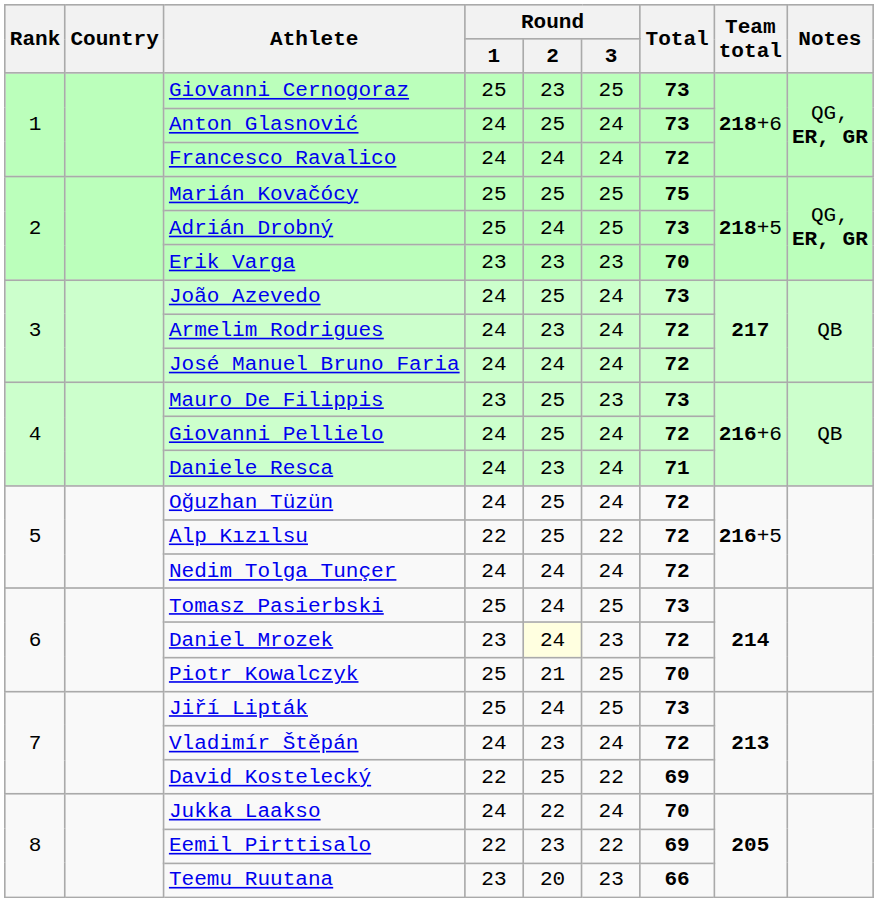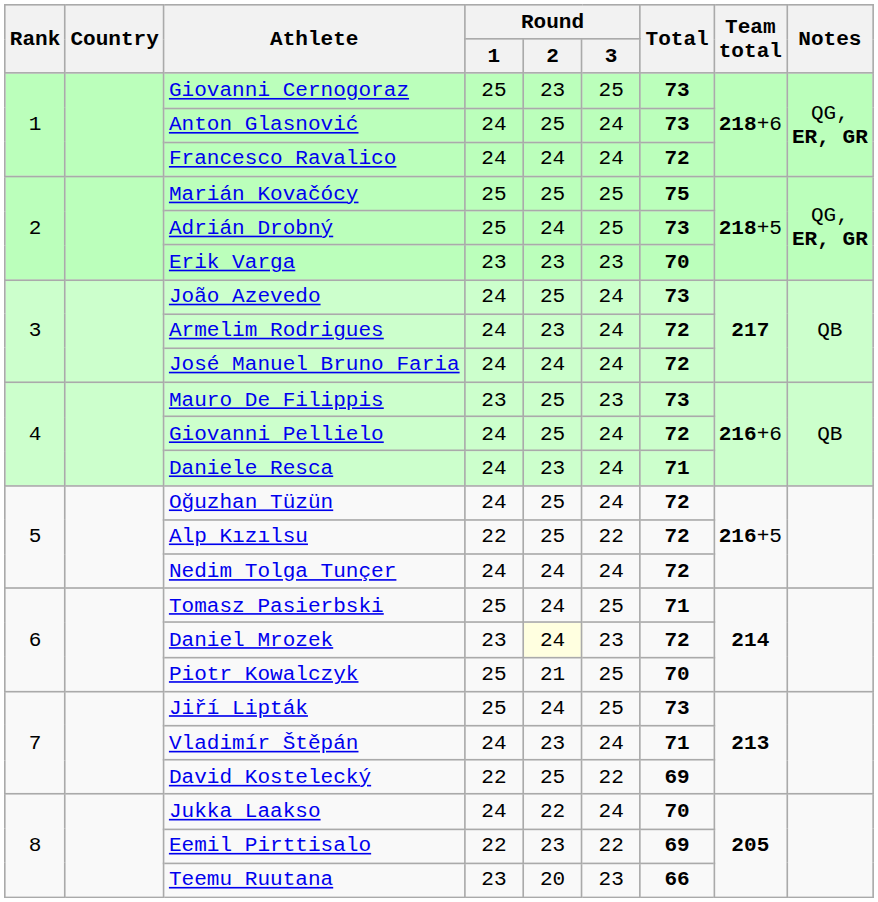(677, 605) 73 -> (677, 605) 71
(677, 743) 72 -> (677, 743) 71
